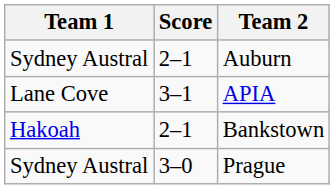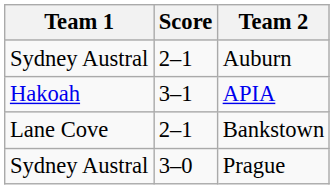(59, 93) Lane Cove -> (45, 93) Hakoah
(45, 129) Hakoah -> (59, 129) Lane Cove
